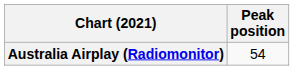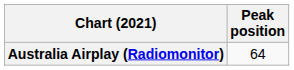(258, 53) 54 -> (258, 53) 64
